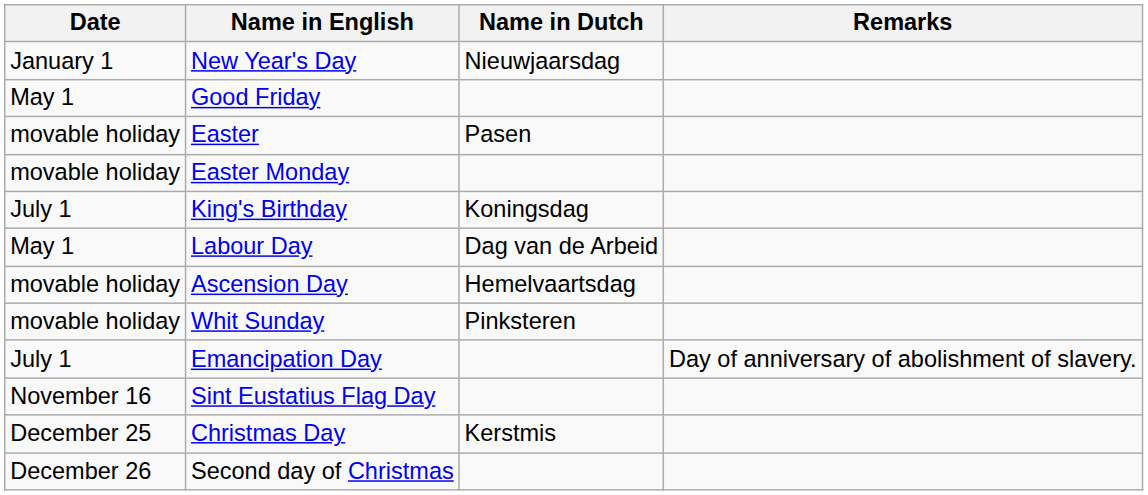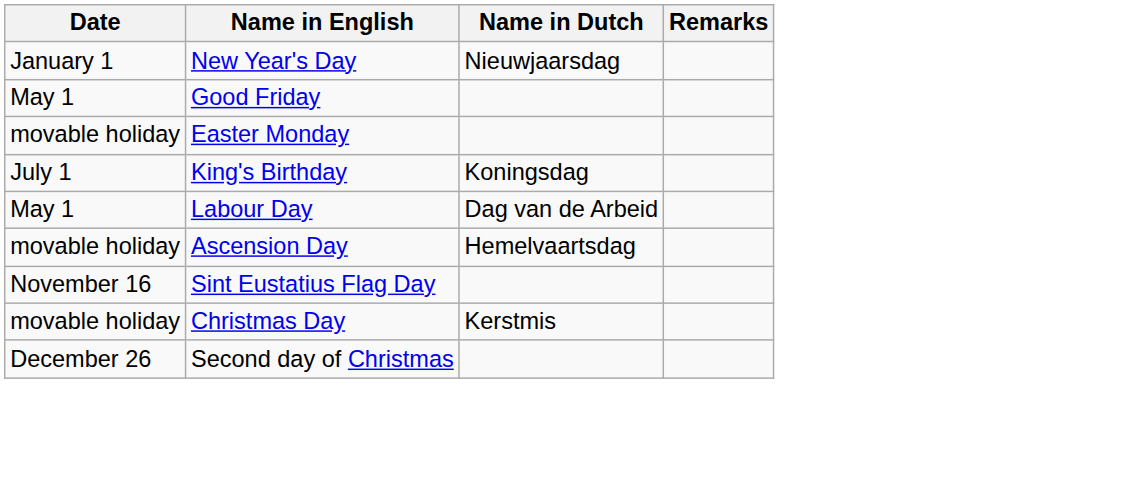- row: (225, 135)
- row: (258, 321)
- row: (286, 358)
(81, 433) December 25 -> (95, 321) movable holiday
